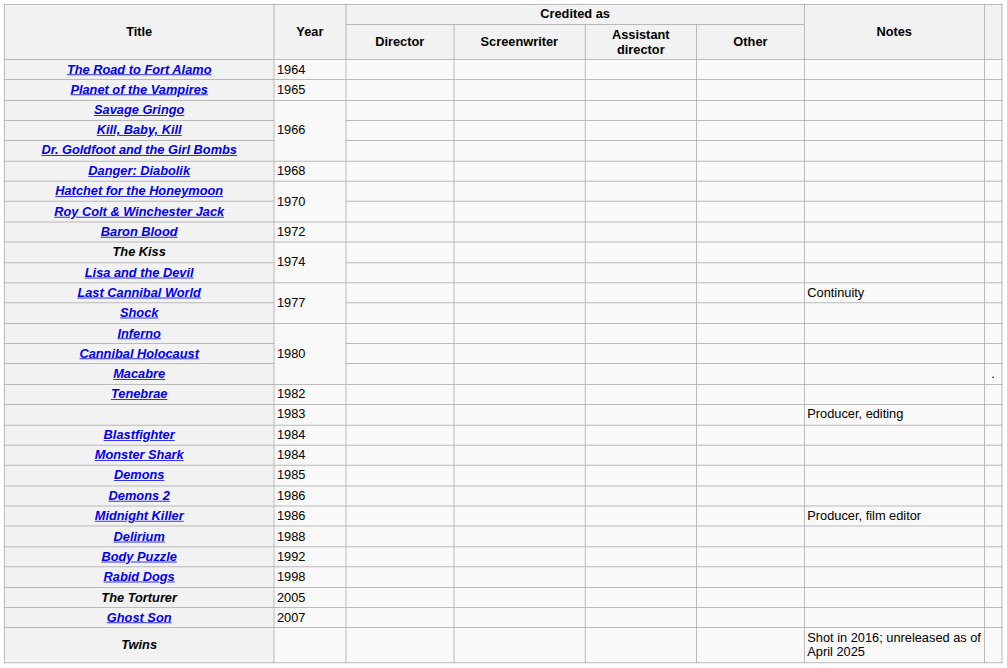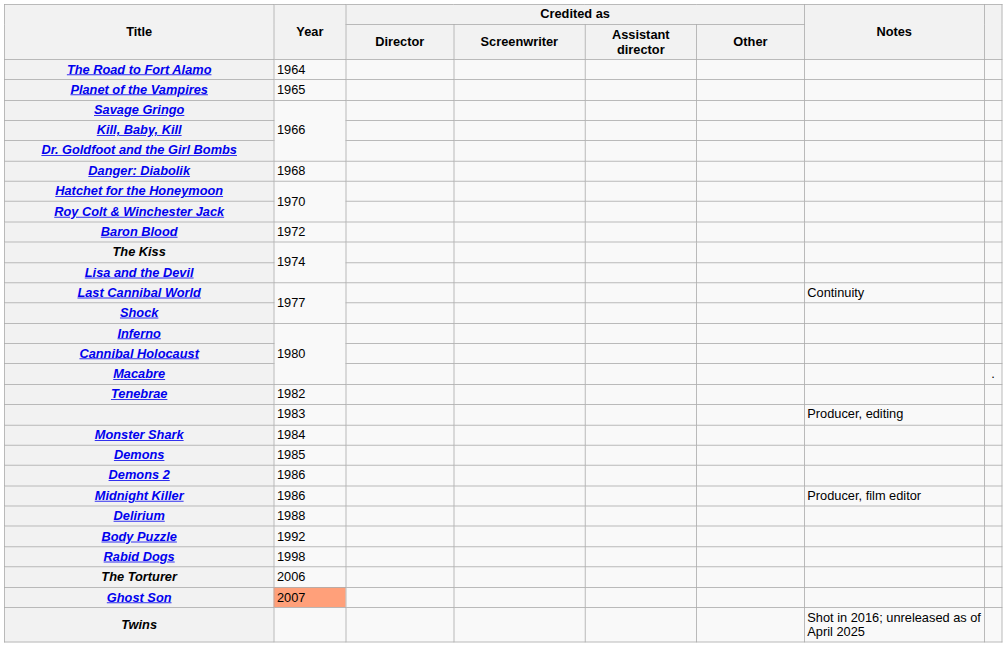- row: (139, 435)
(291, 597) 2005 -> (291, 577) 2006
(291, 617) no background -> (291, 597) lightsalmon background
